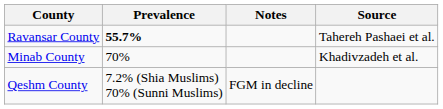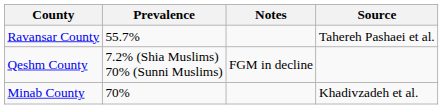(124, 36) bold -> (123, 36) normal
rows swapped: (46, 57) <-> (48, 85)
